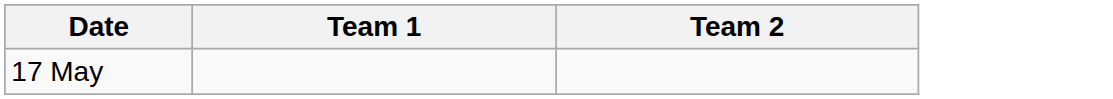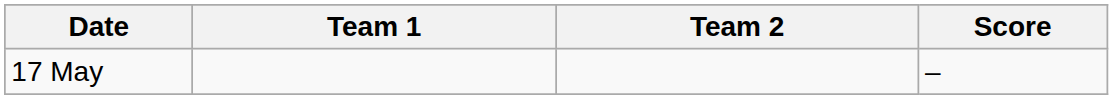+ column: (1013, 26)
